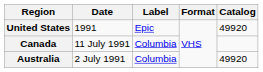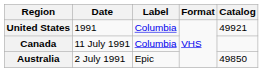(144, 28) Epic -> (156, 28) Columbia
(233, 28) 49920 -> (233, 28) 49921
(156, 59) Columbia -> (144, 59) Epic
(233, 59) 49920 -> (233, 59) 49850
